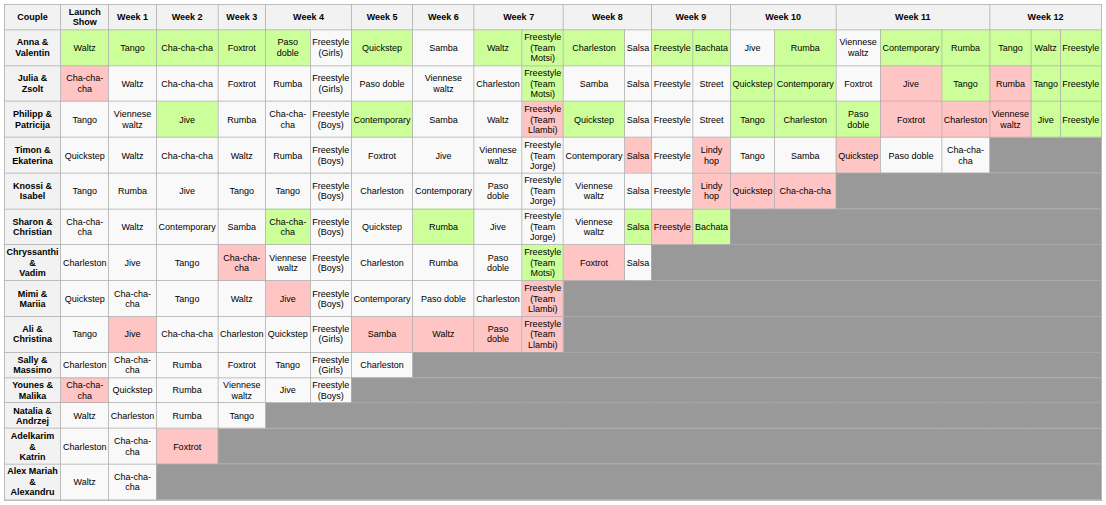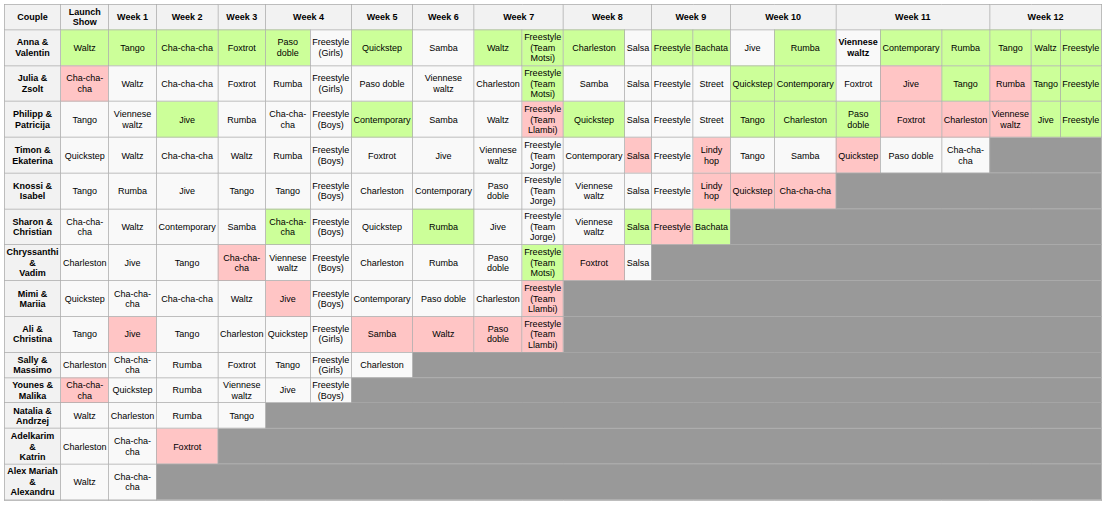(858, 48) normal -> (858, 48) bold
(187, 298) Tango -> (187, 298) Cha-cha-cha
(187, 334) Cha-cha-cha -> (187, 334) Tango
